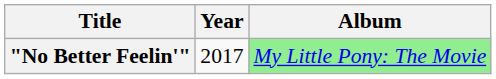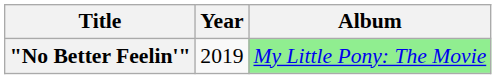(222, 55) 2017 -> (222, 55) 2019
